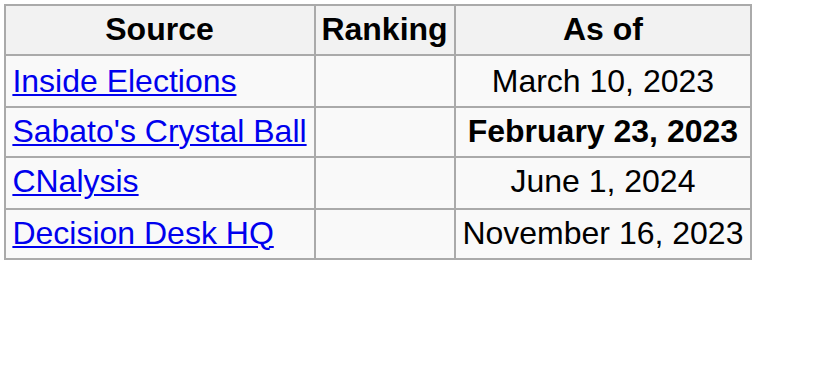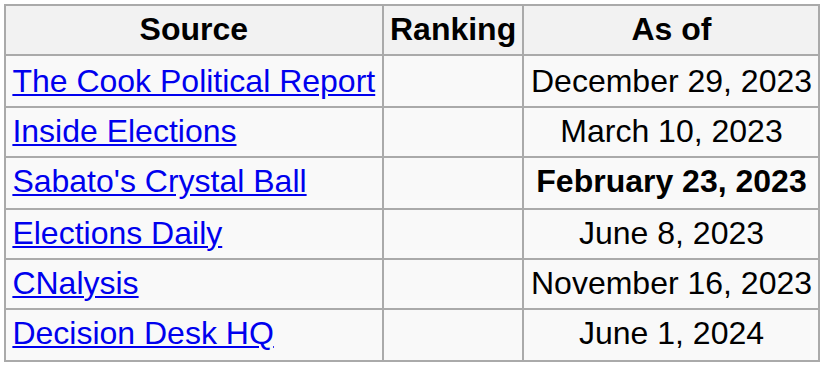+ row: (194, 80)
+ row: (117, 232)
(603, 182) June 1, 2024 -> (672, 283) November 16, 2023
(603, 232) November 16, 2023 -> (672, 334) June 1, 2024
